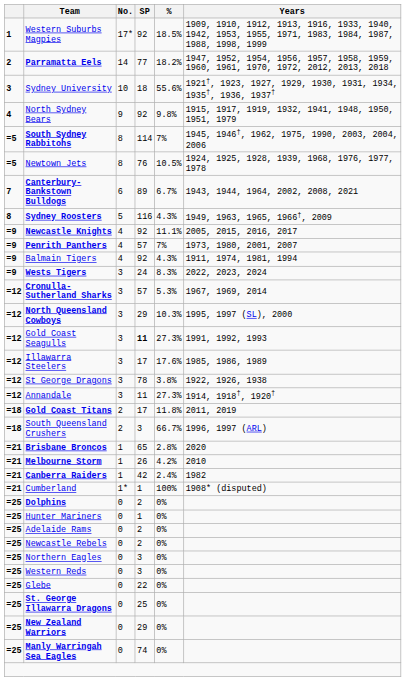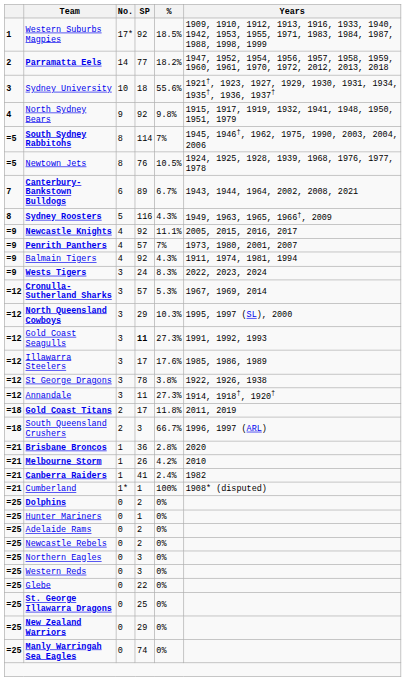(142, 448) 65 -> (142, 448) 36
(142, 475) 42 -> (142, 475) 41
